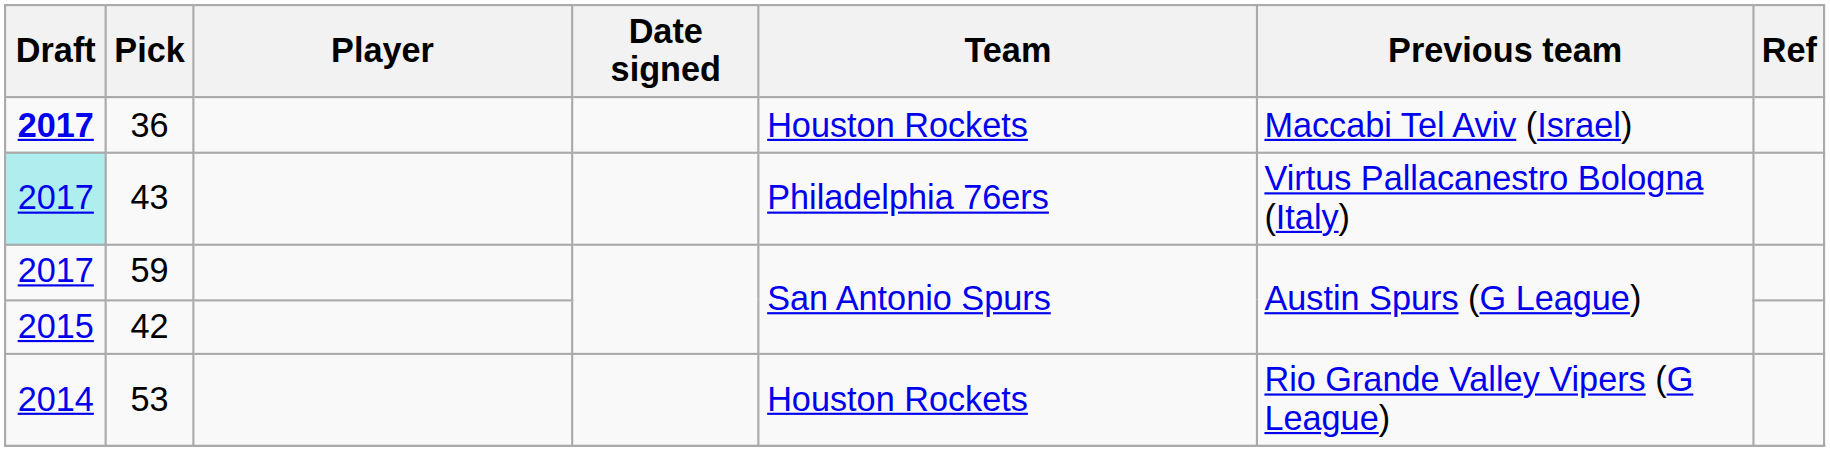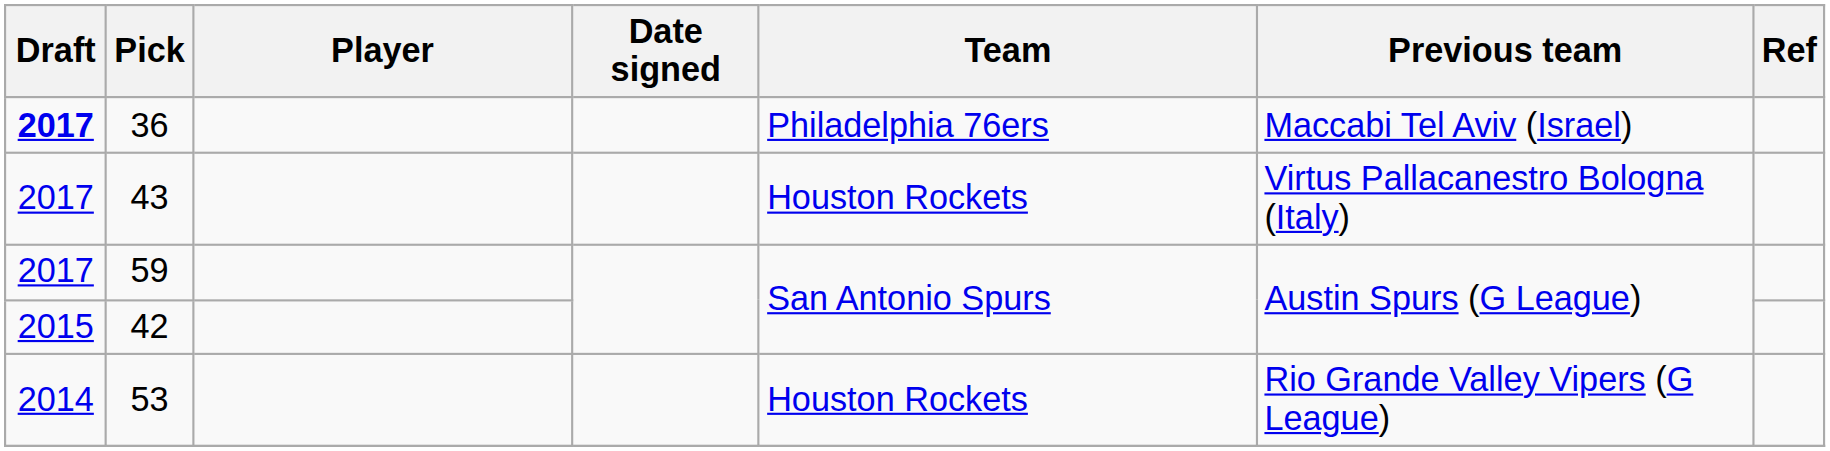(898, 124) Houston Rockets -> (908, 124) Philadelphia 76ers
(56, 198) paleturquoise background -> (56, 198) no background
(908, 198) Philadelphia 76ers -> (898, 198) Houston Rockets
